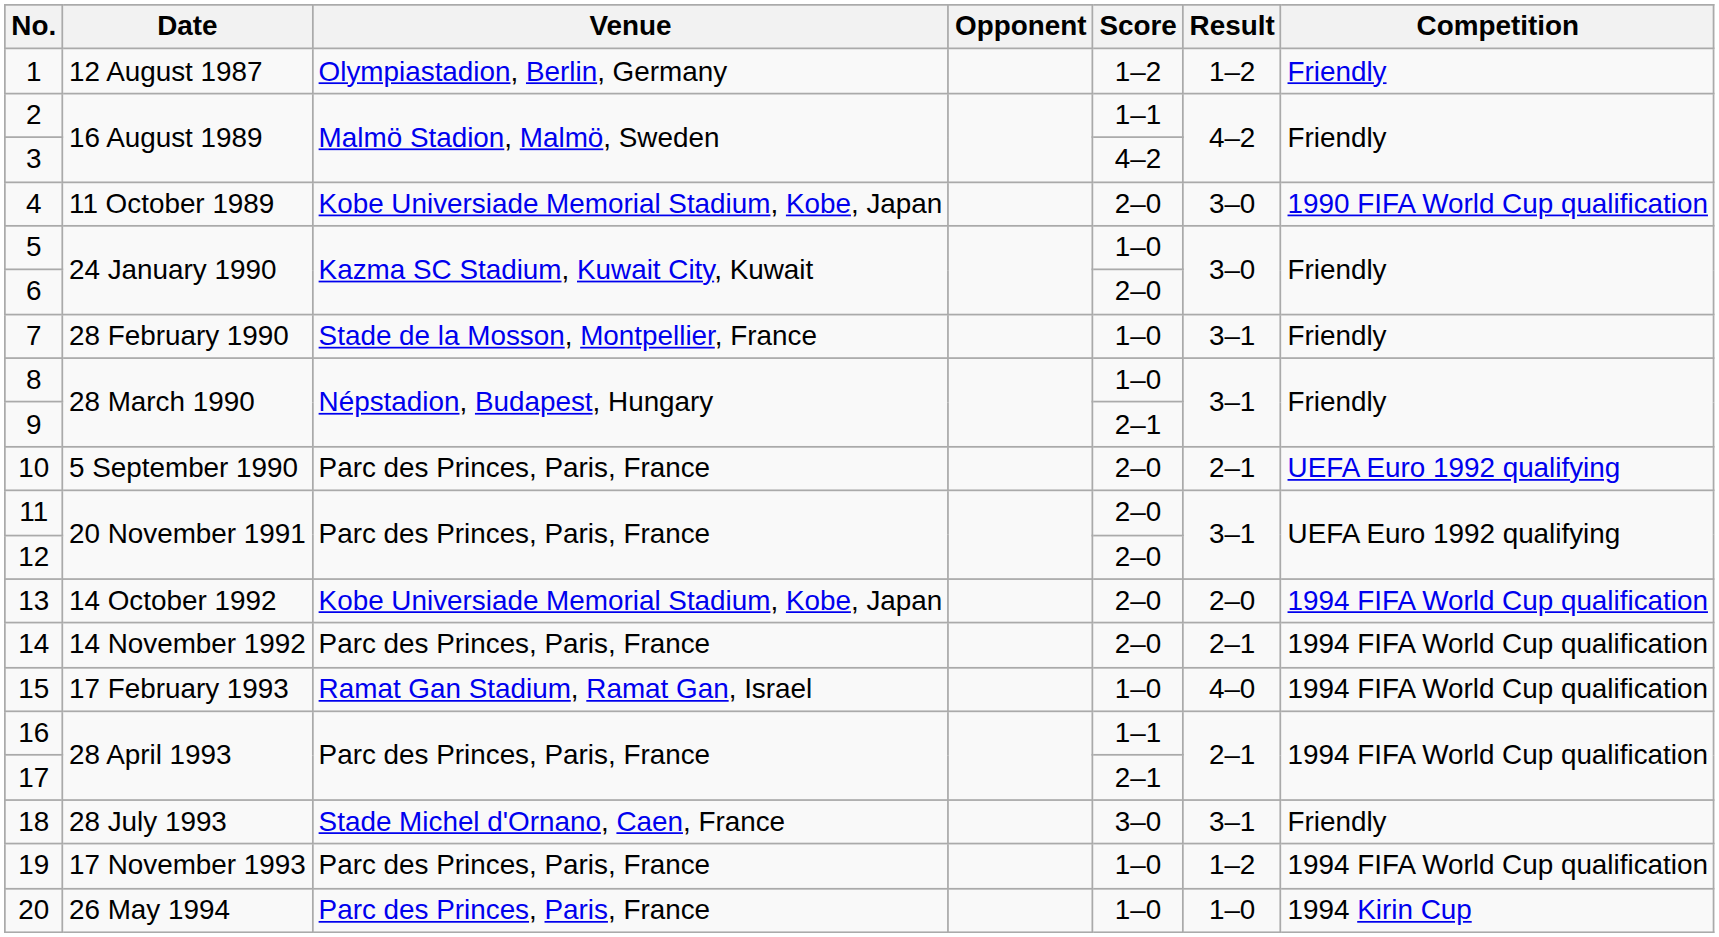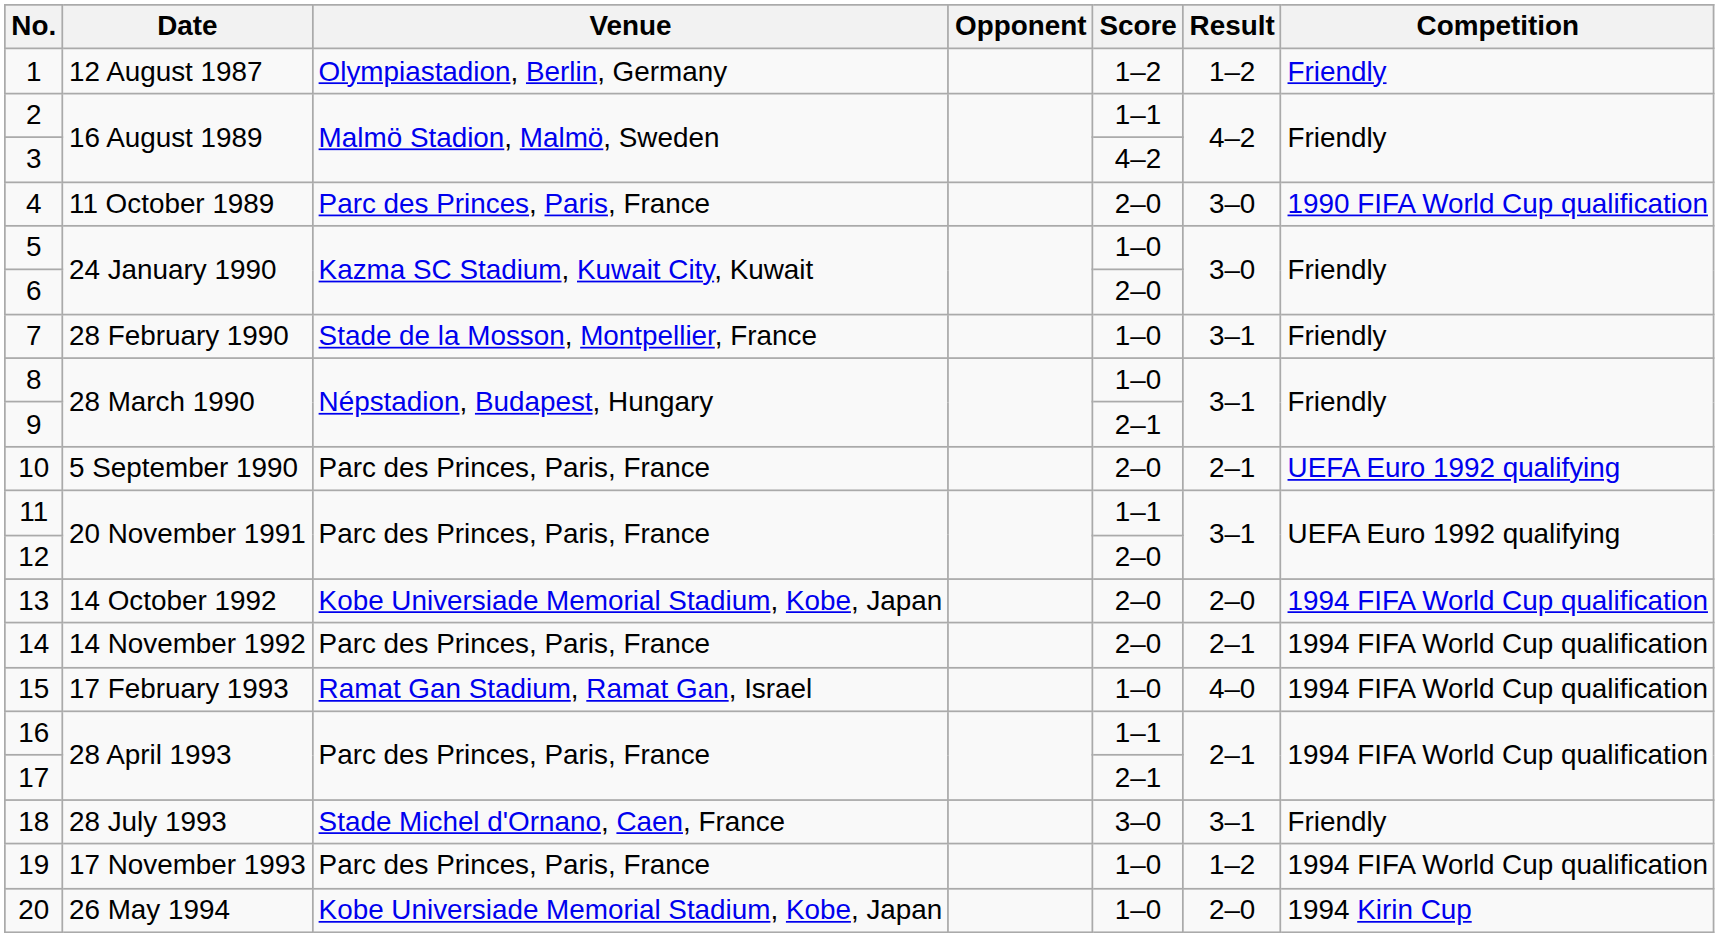(630, 203) Kobe Universiade Memorial Stadium, Kobe, Japan -> (514, 203) Parc des Princes, Paris, France
(1138, 512) 2–0 -> (1138, 512) 1–1
(514, 909) Parc des Princes, Paris, France -> (630, 909) Kobe Universiade Memorial Stadium, Kobe, Japan
(1232, 909) 1–0 -> (1232, 909) 2–0
